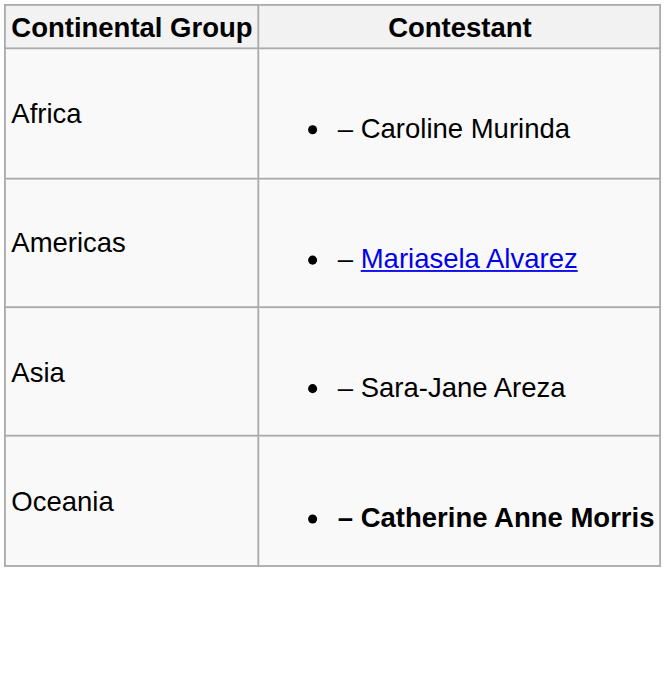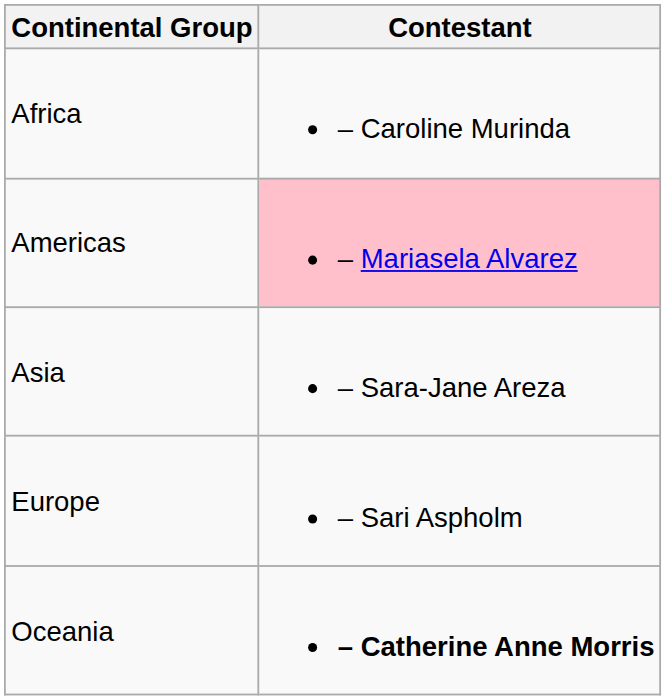(460, 258) no background -> (460, 258) pink background
+ row: (56, 501)
